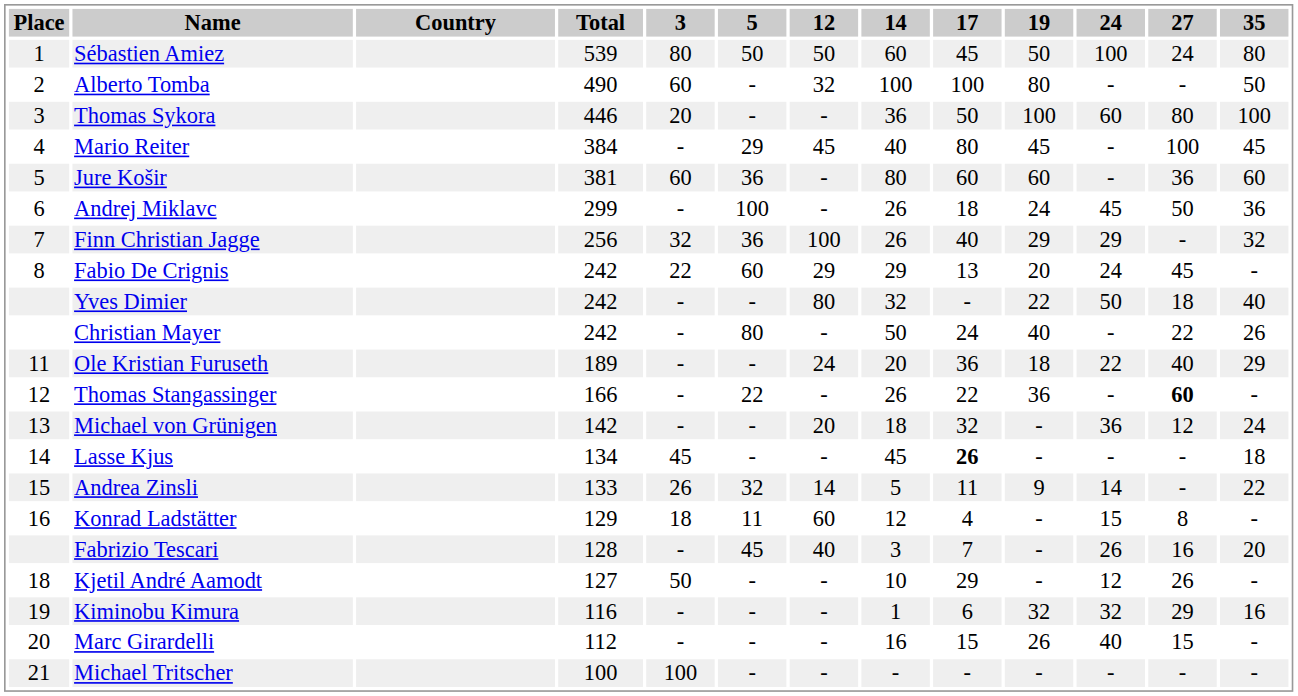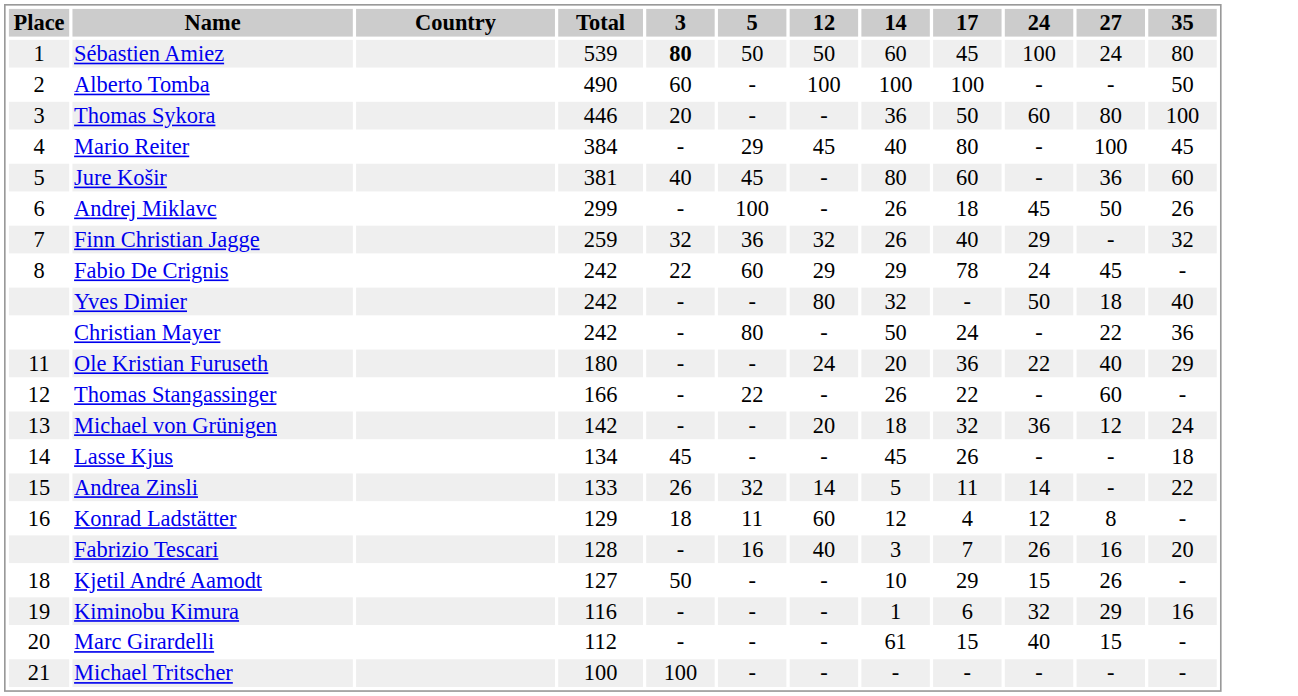- column: (1039, 23)
(680, 54) normal -> (680, 54) bold
(824, 85) 32 -> (824, 85) 100
(680, 178) 60 -> (680, 178) 40
(752, 178) 36 -> (752, 178) 45
(1254, 209) 36 -> (1182, 209) 26
(601, 240) 256 -> (601, 240) 259
(824, 240) 100 -> (824, 240) 32
(967, 271) 13 -> (967, 271) 78
(1254, 332) 26 -> (1182, 332) 36
(601, 363) 189 -> (601, 363) 180
(1182, 394) bold -> (1111, 394) normal
(967, 456) bold -> (967, 456) normal
(1111, 518) 15 -> (1039, 518) 12
(752, 549) 45 -> (752, 549) 16
(1111, 580) 12 -> (1039, 580) 15
(896, 642) 16 -> (896, 642) 61
